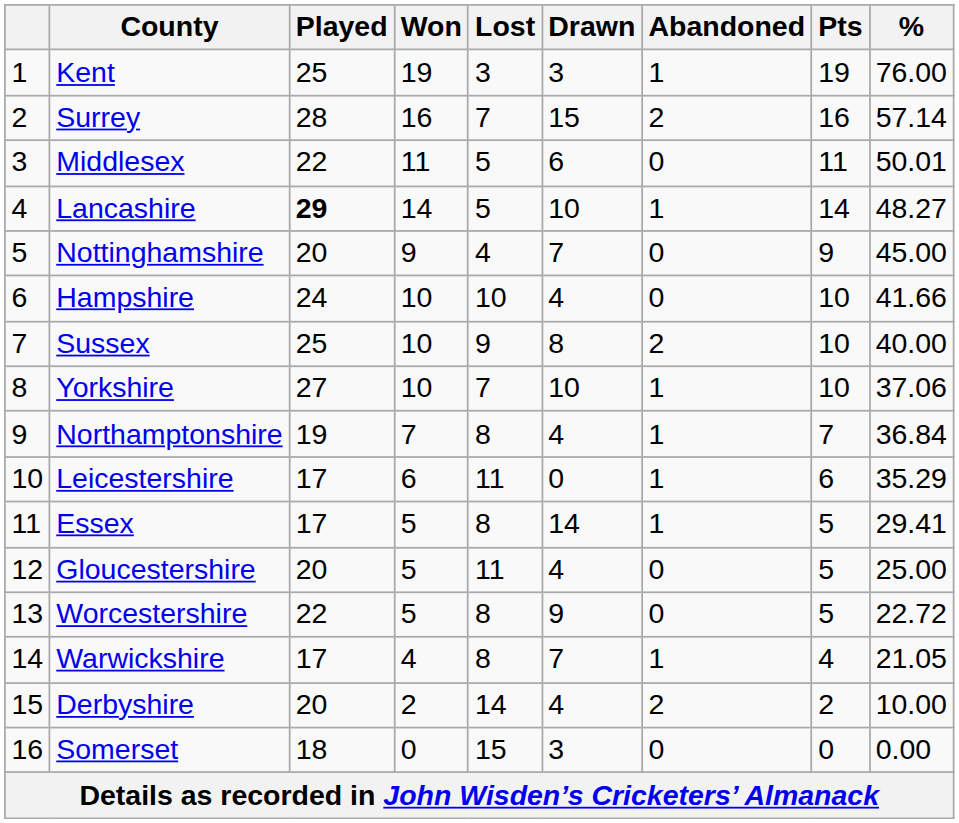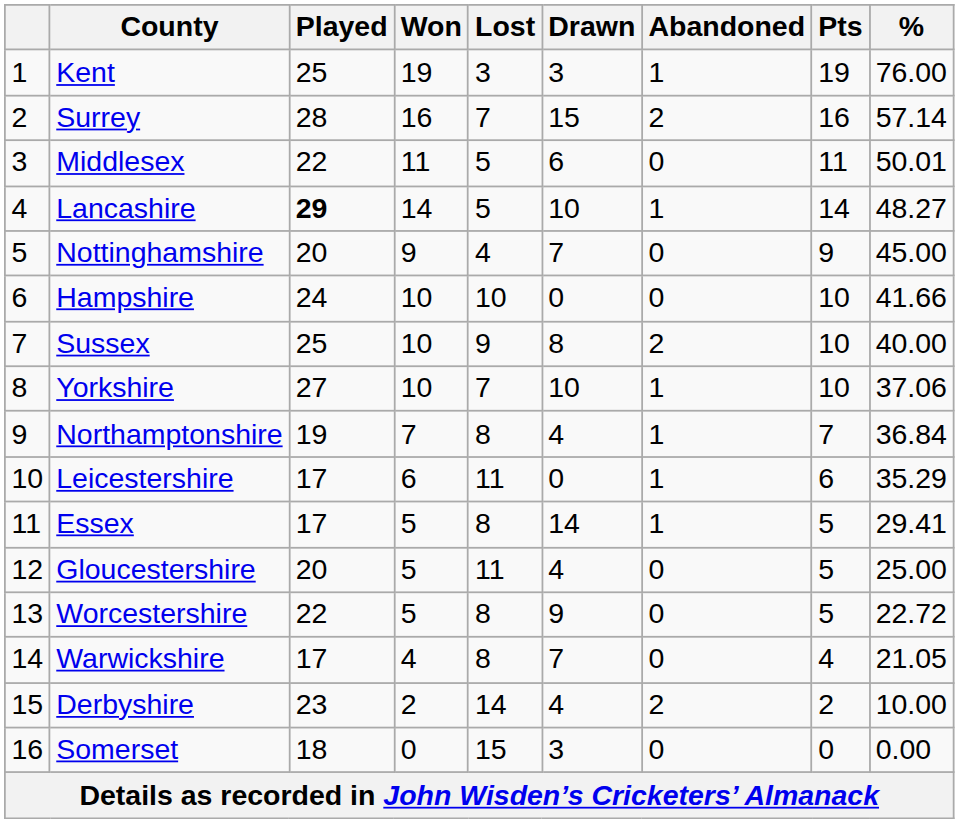(556, 298) 4 -> (556, 298) 0
(656, 659) 1 -> (656, 659) 0
(312, 704) 20 -> (312, 704) 23
